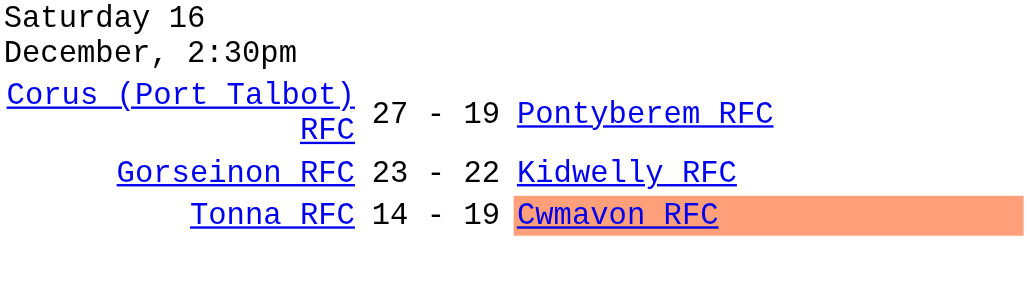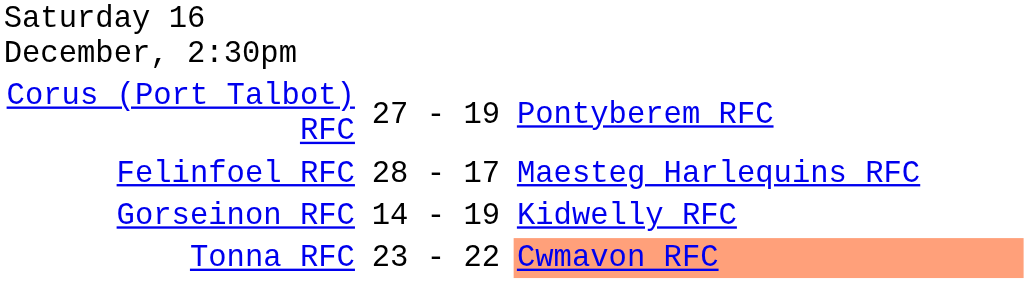+ row: (236, 173)
(436, 173) 23 - 22 -> (436, 216) 14 - 19
(436, 216) 14 - 19 -> (436, 258) 23 - 22
